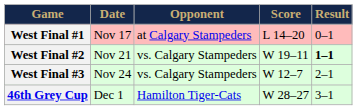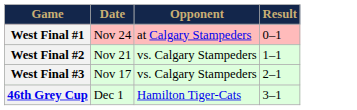- column: (286, 14)
(112, 34) Nov 17 -> (112, 34) Nov 24
(324, 54) bold -> (272, 54) normal
(112, 74) Nov 24 -> (112, 74) Nov 17
